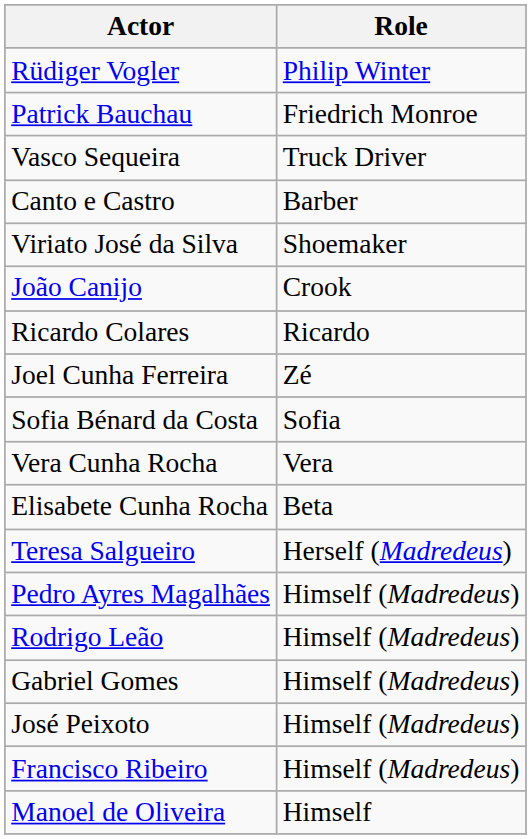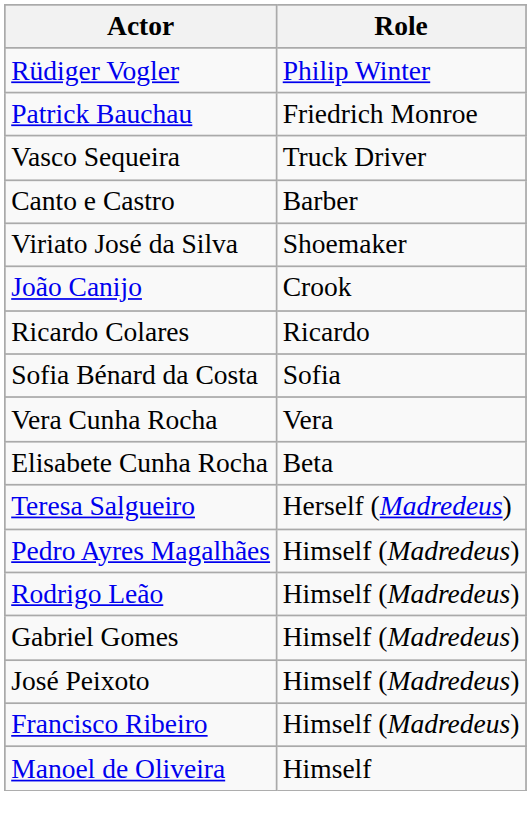- row: (120, 375)
